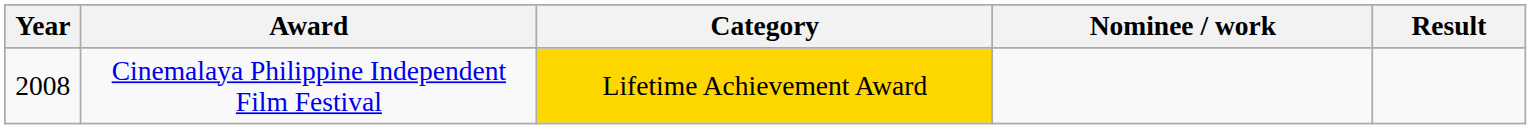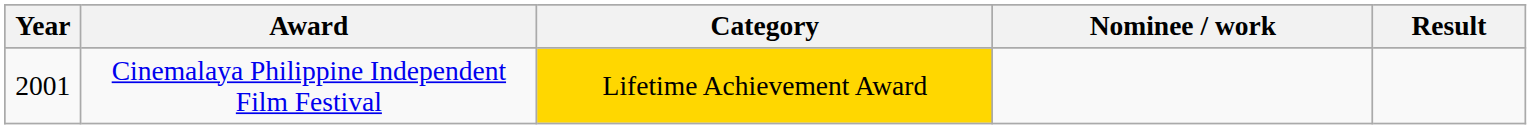(43, 85) 2008 -> (43, 85) 2001
